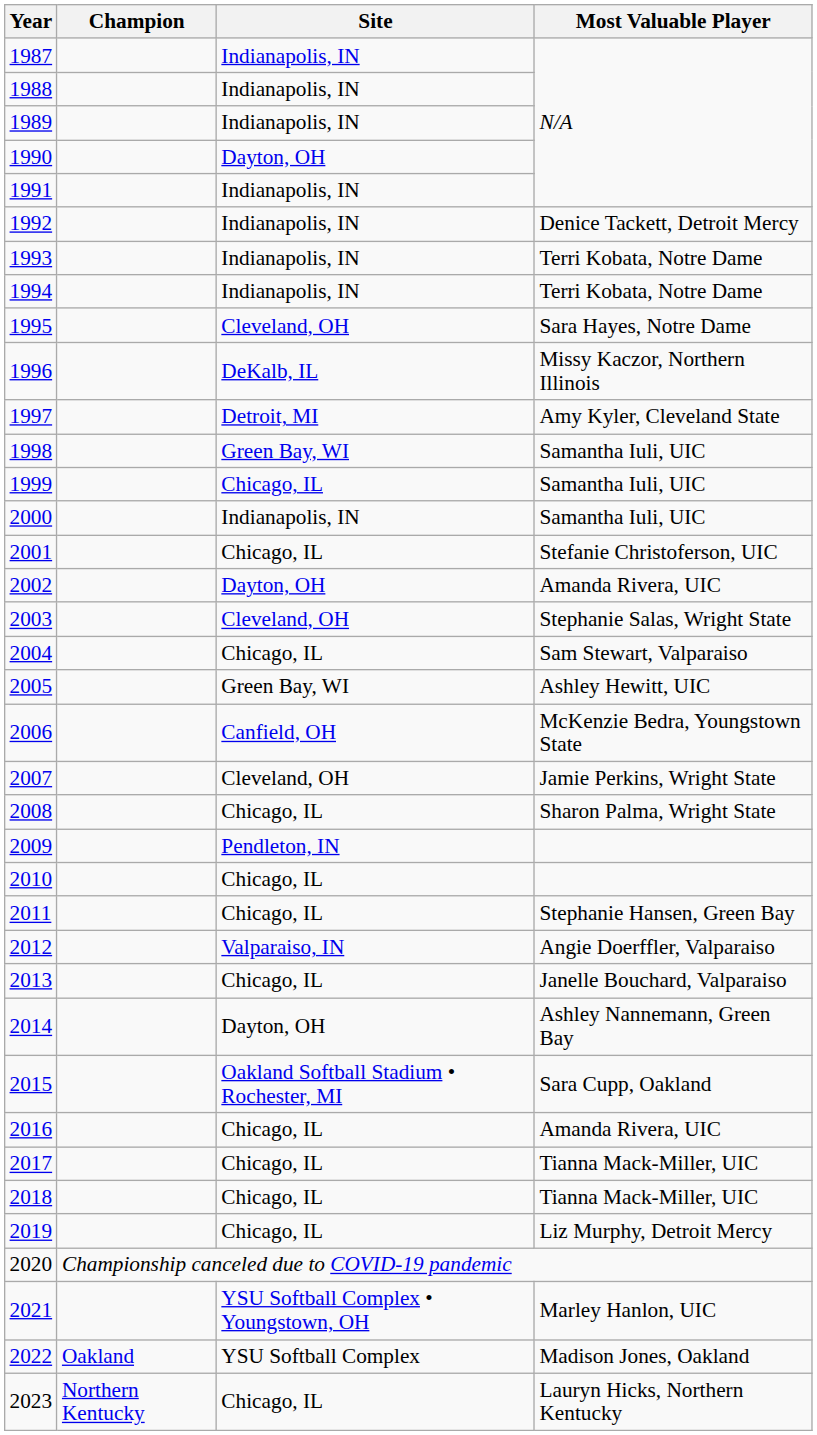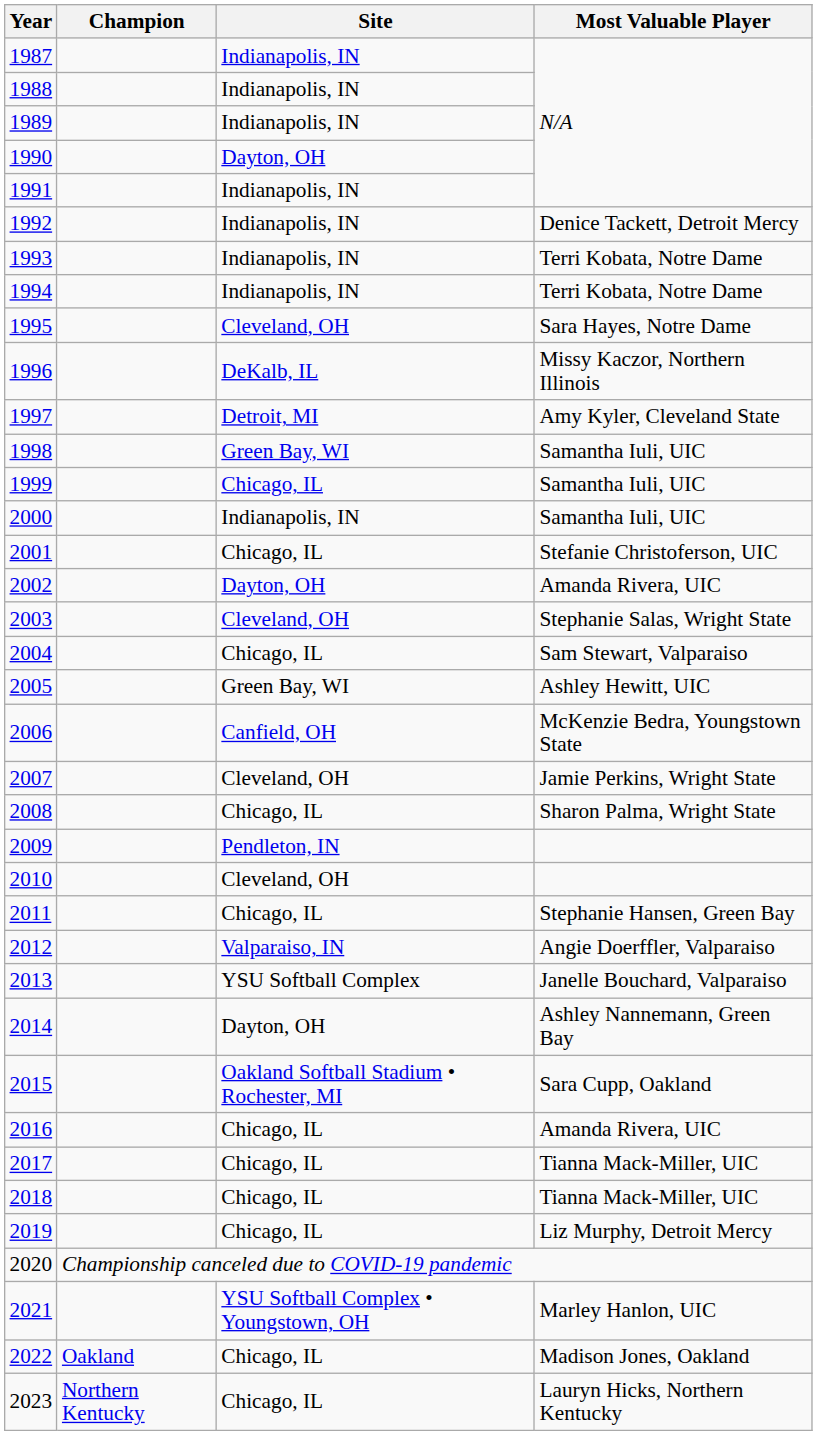(272, 879) Chicago, IL -> (285, 879) Cleveland, OH
(272, 980) Chicago, IL -> (321, 980) YSU Softball Complex
(321, 1356) YSU Softball Complex -> (272, 1356) Chicago, IL
